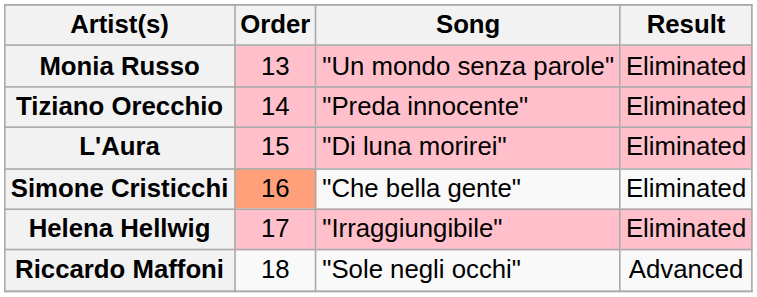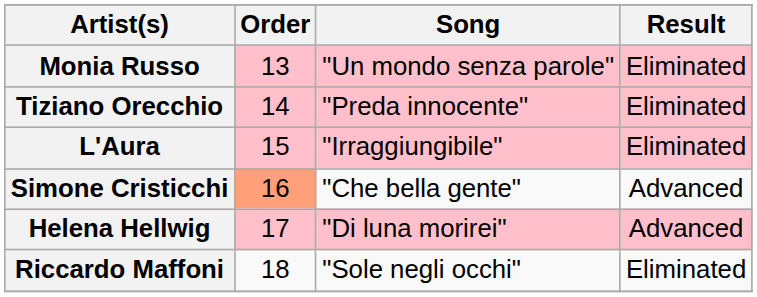(414, 147) "Di luna morirei" -> (412, 147) "Irraggiungibile"
(686, 188) Eliminated -> (686, 188) Advanced
(412, 229) "Irraggiungibile" -> (414, 229) "Di luna morirei"
(686, 229) Eliminated -> (686, 229) Advanced
(686, 270) Advanced -> (686, 270) Eliminated
